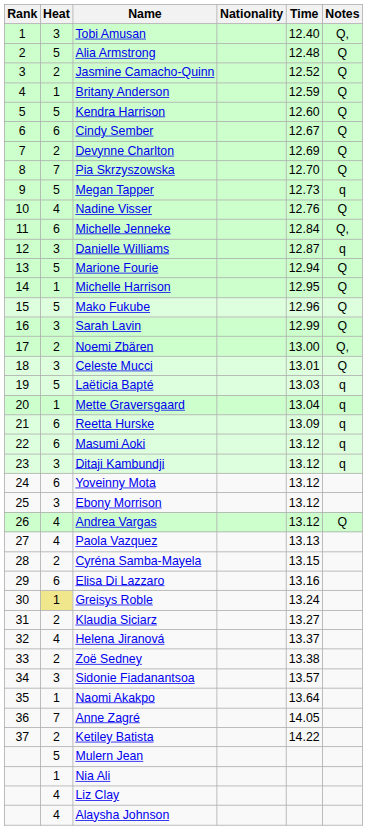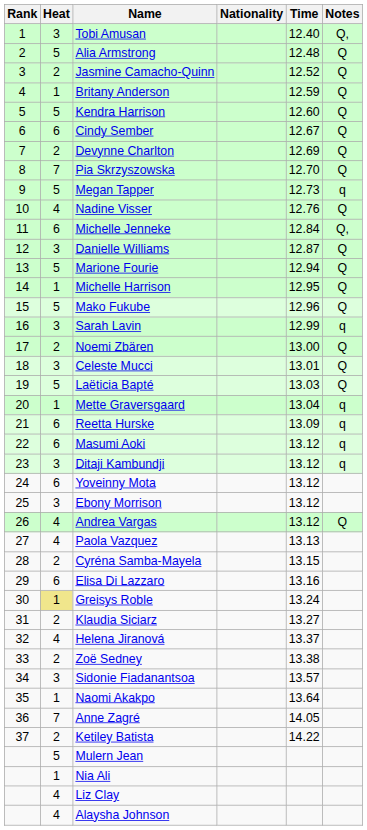(342, 248) q -> (342, 248) Q
(342, 326) Q -> (342, 326) q
(342, 346) Q, -> (342, 346) Q
(342, 385) q -> (342, 385) Q
